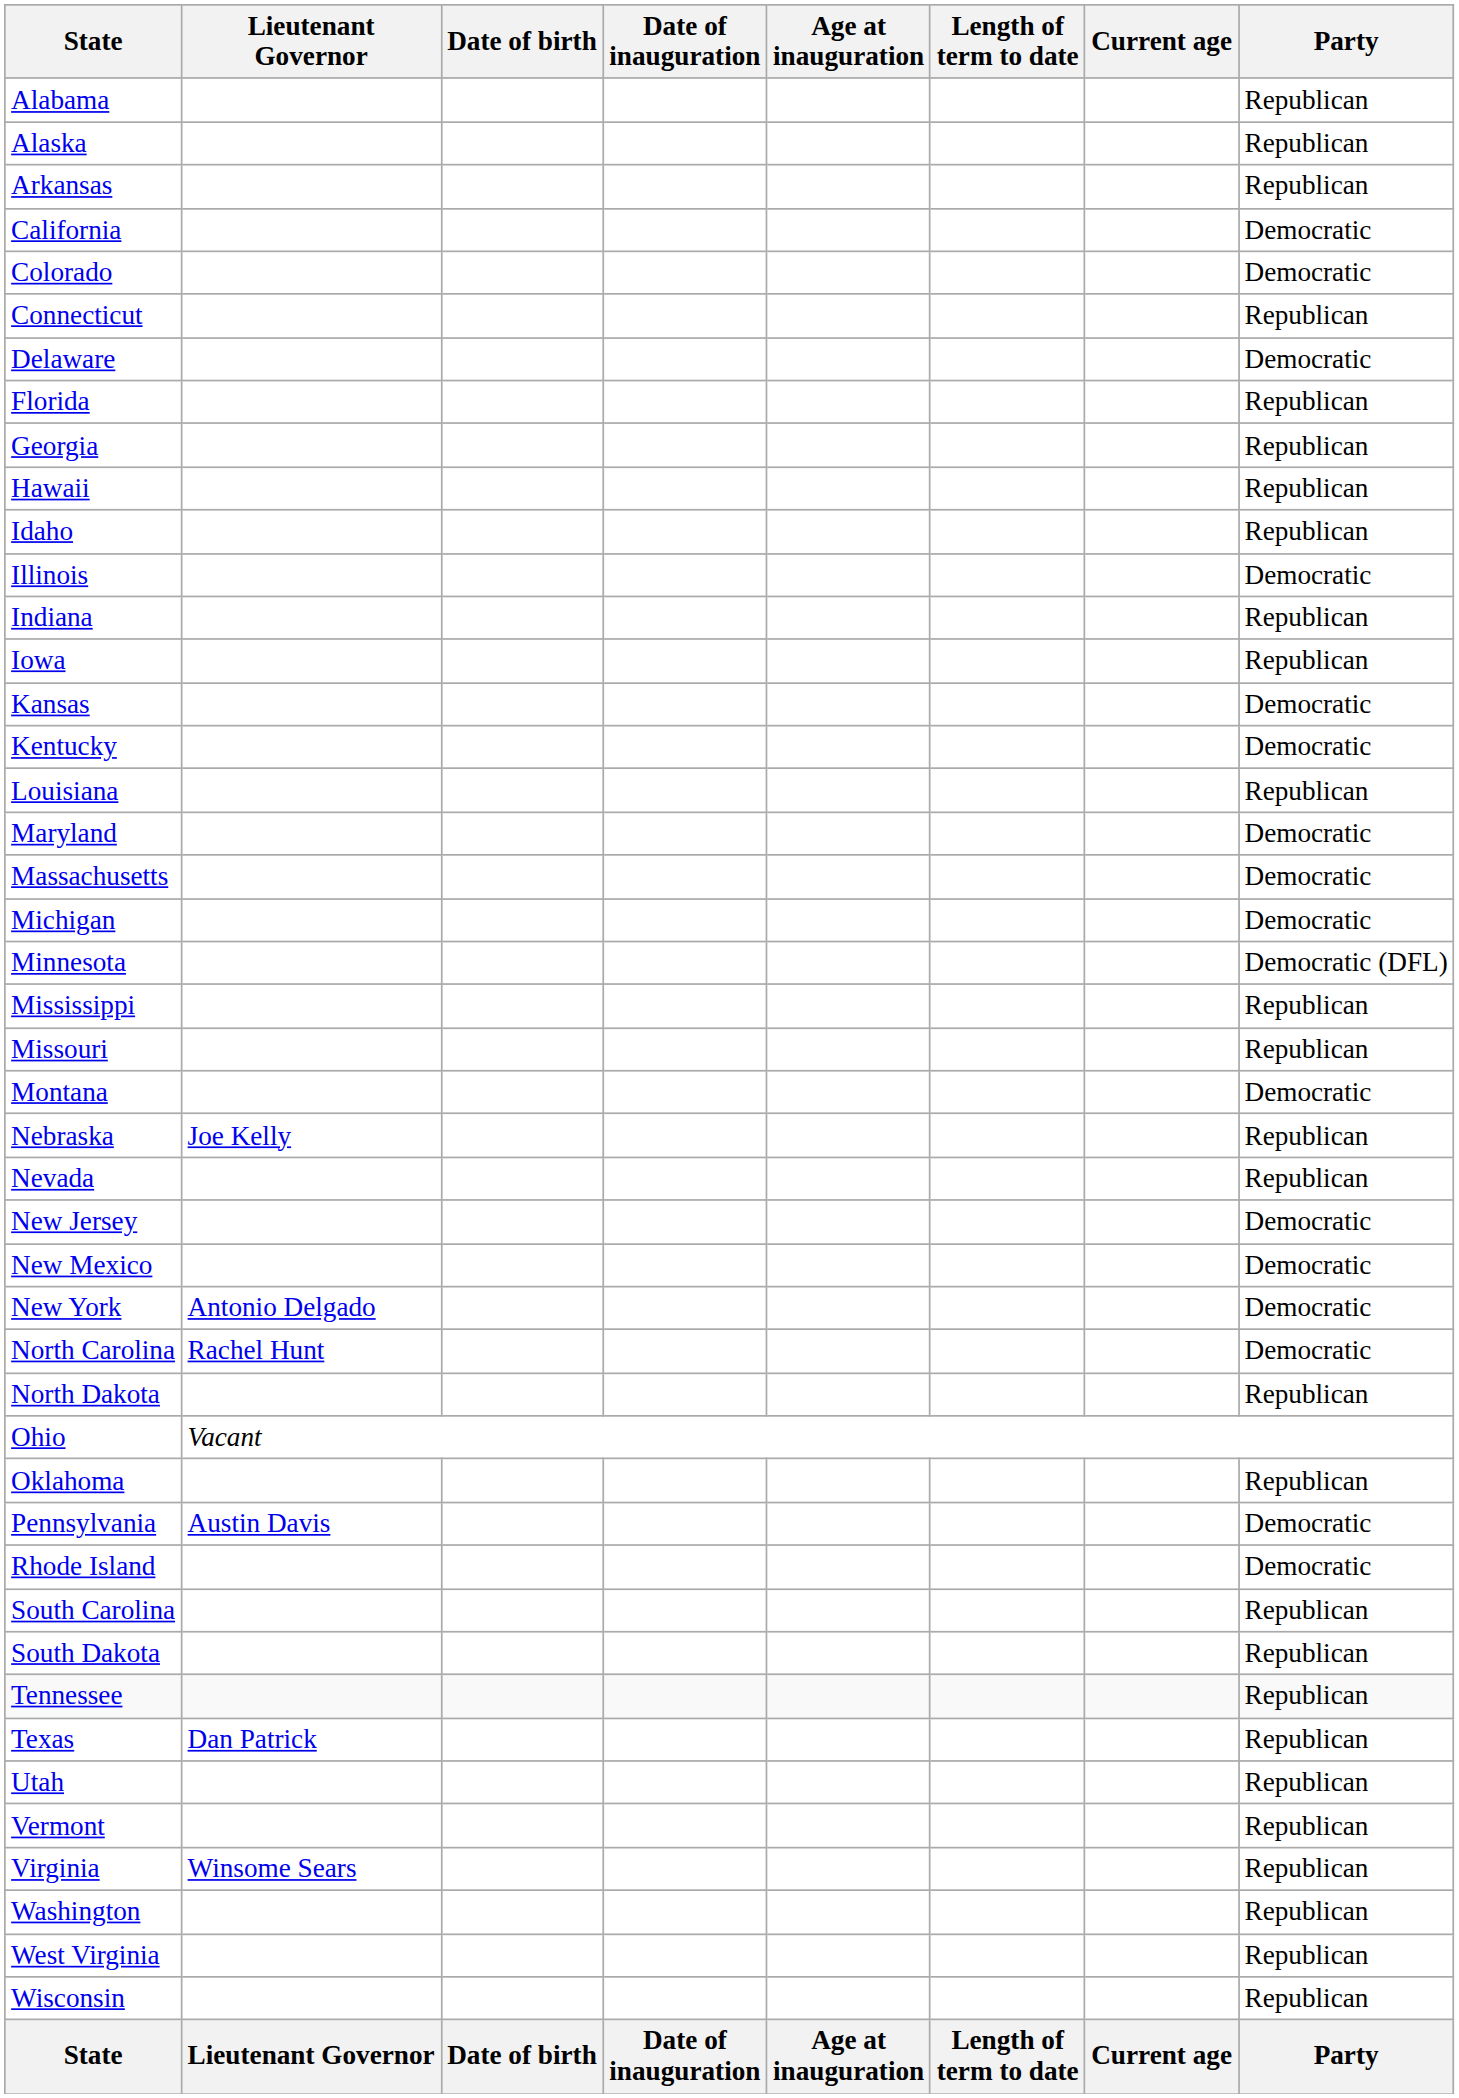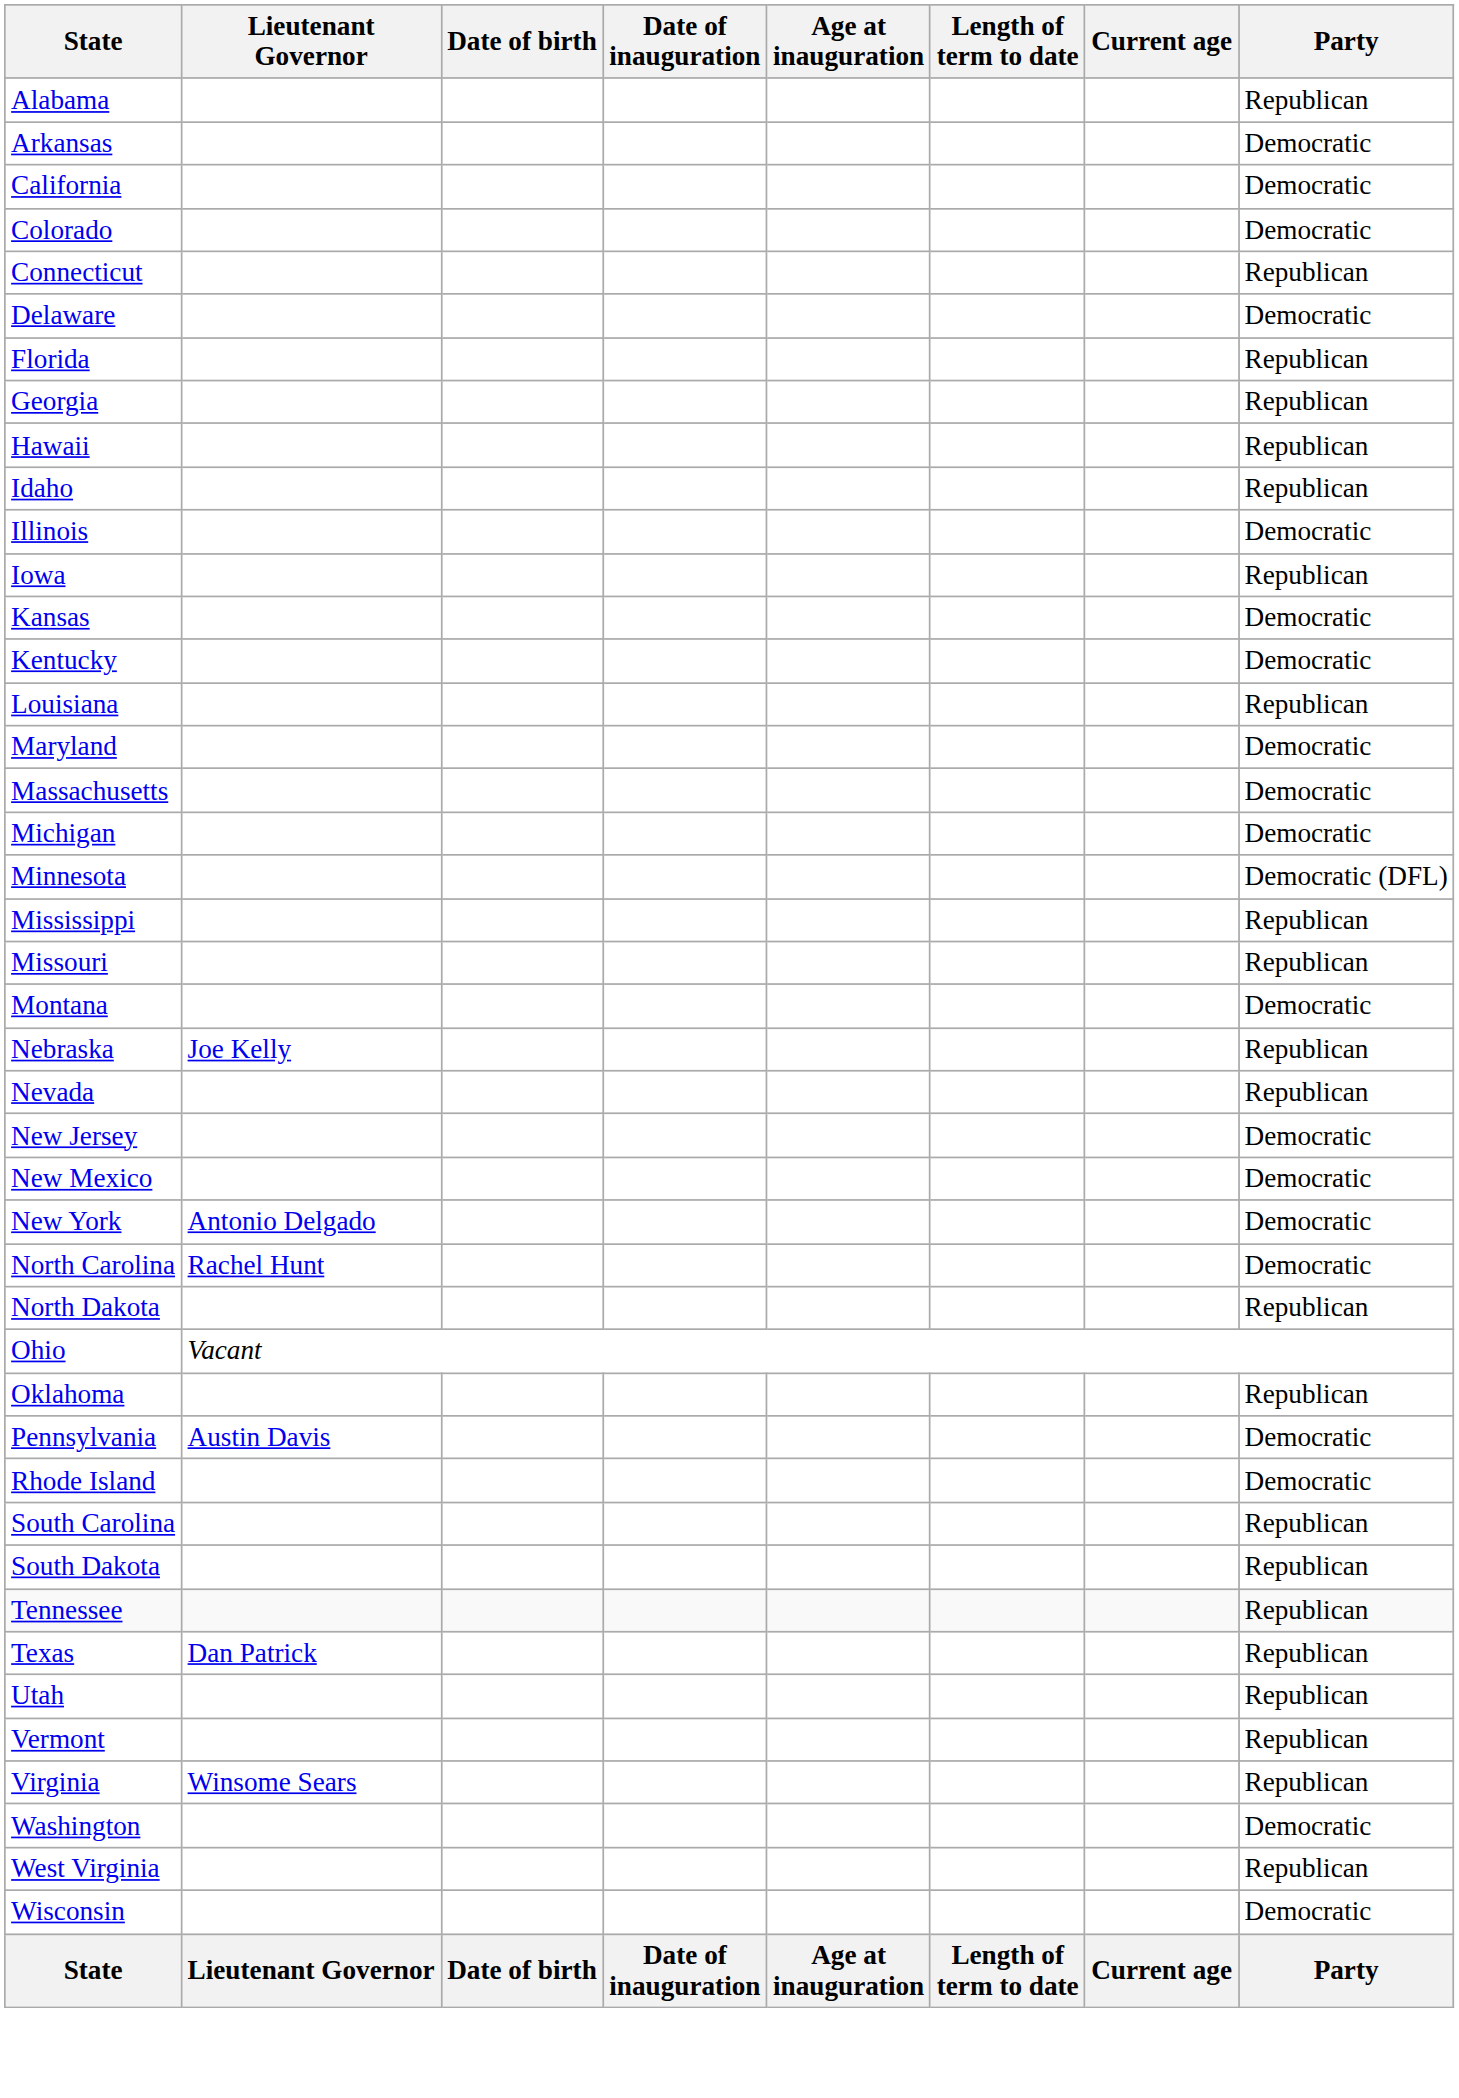- row: (49, 142)
(1306, 186) Republican -> (1308, 142) Democratic
- row: (52, 617)
(1306, 1911) Republican -> (1308, 1825) Democratic
(1306, 1997) Republican -> (1308, 1911) Democratic
